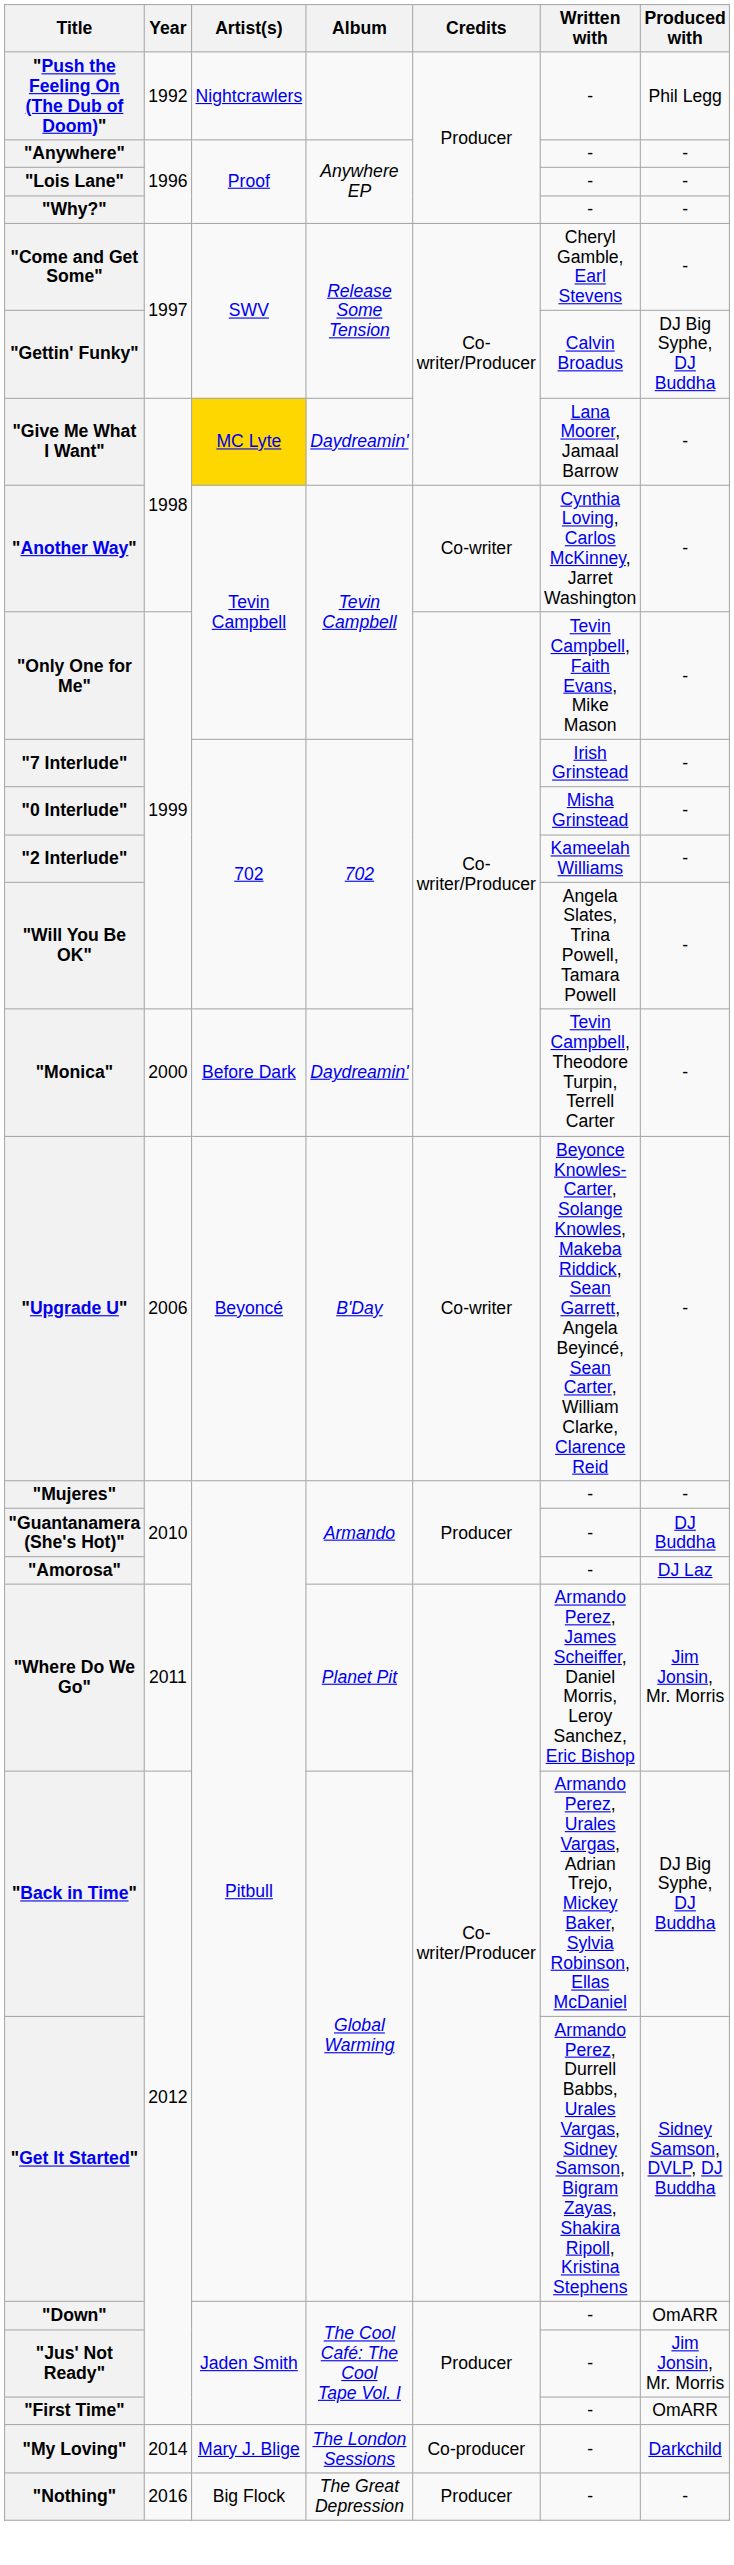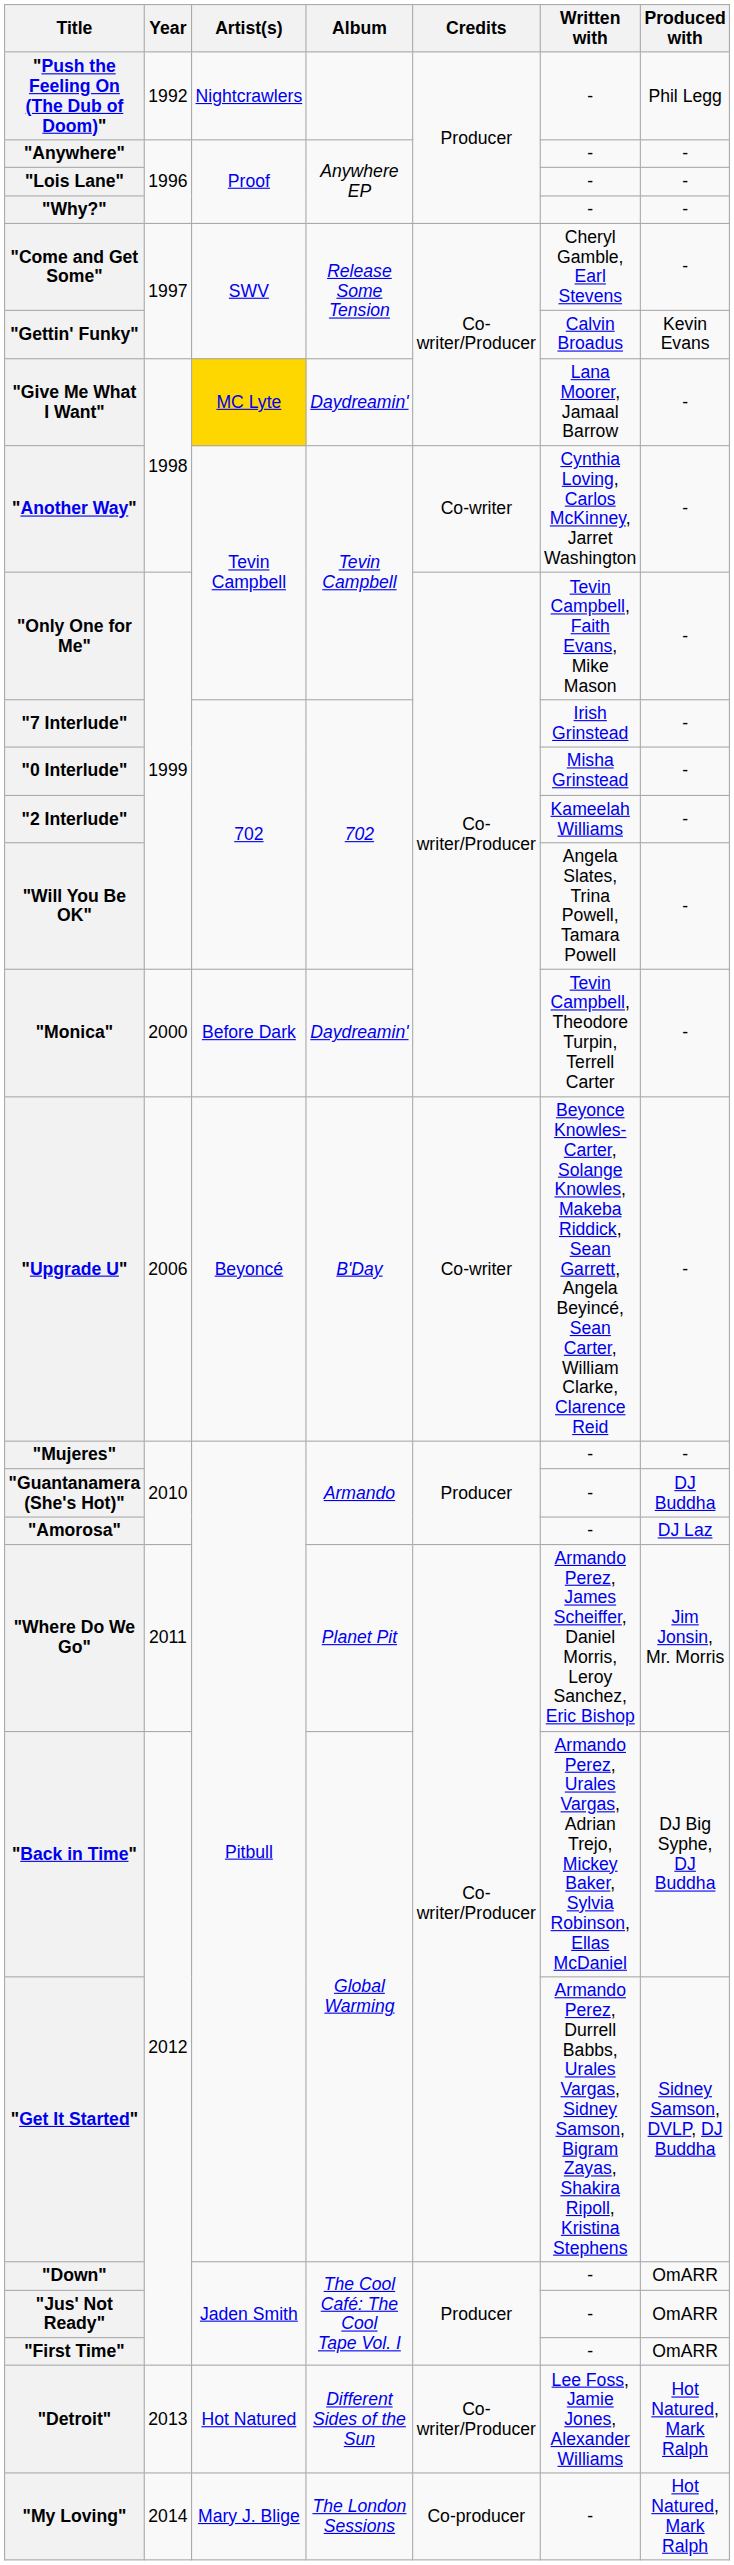(685, 354) DJ Big Syphe, DJ Buddha -> (685, 334) Kevin Evans
(685, 2363) Jim Jonsin, Mr. Morris -> (685, 2313) OmARR
+ row: (74, 2419)
(685, 2448) Darkchild -> (685, 2516) Hot Natured, Mark Ralph
- row: (74, 2496)
